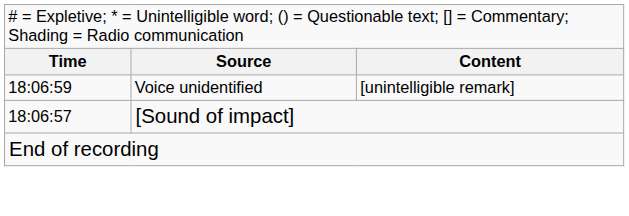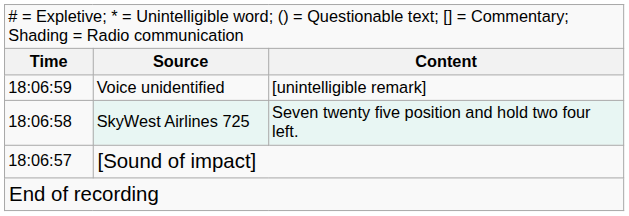+ row: (173, 122)
